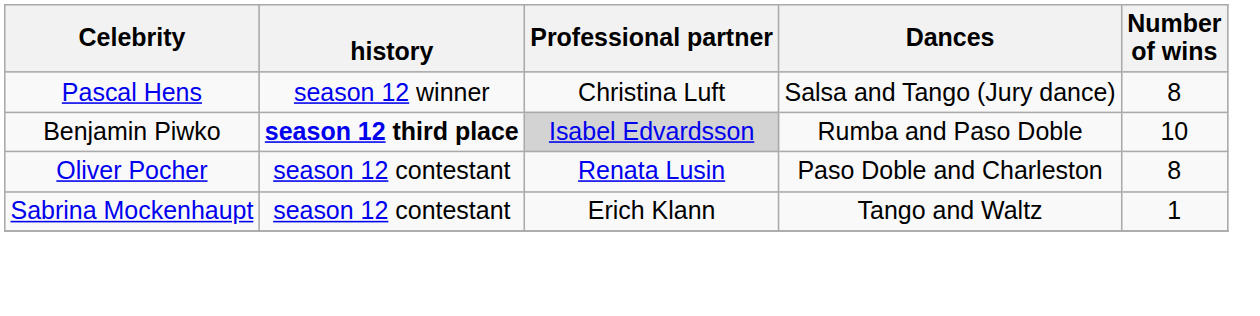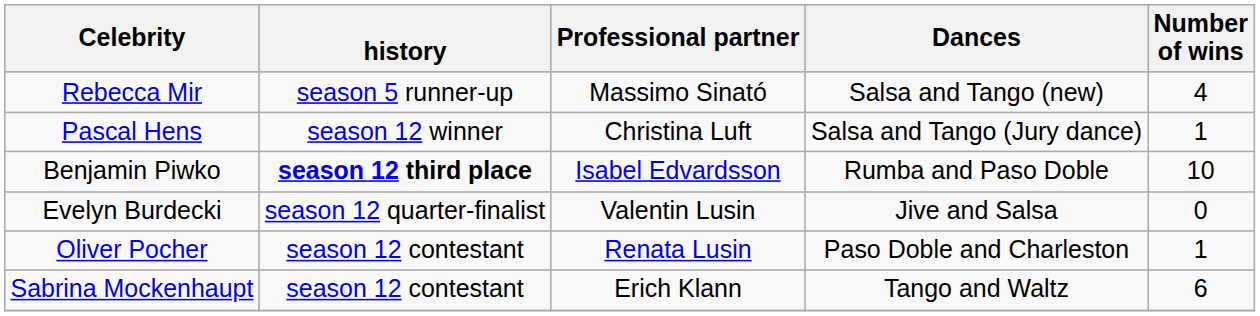+ row: (132, 91)
(1174, 91) 8 -> (1201, 131) 1
(652, 131) lightgrey background -> (678, 171) no background
+ row: (132, 210)
(1174, 171) 8 -> (1201, 250) 1
(1174, 210) 1 -> (1201, 289) 6
